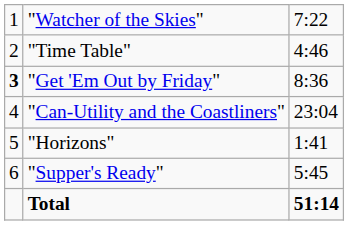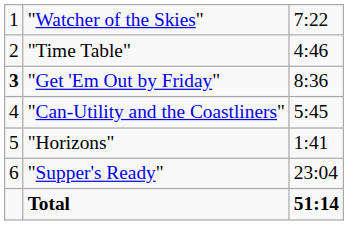(316, 111) 23:04 -> (311, 111) 5:45
(311, 173) 5:45 -> (316, 173) 23:04
